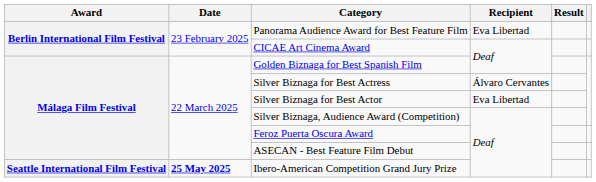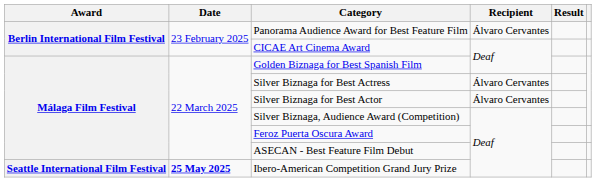(501, 30) Eva Libertad -> (511, 30) Álvaro Cervantes
(501, 99) Eva Libertad -> (511, 99) Álvaro Cervantes
